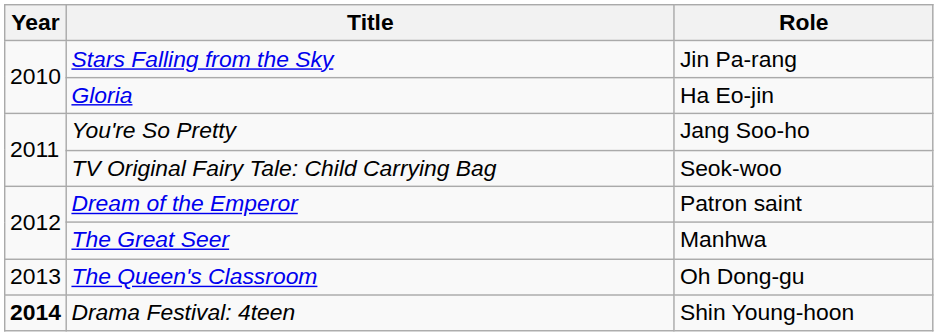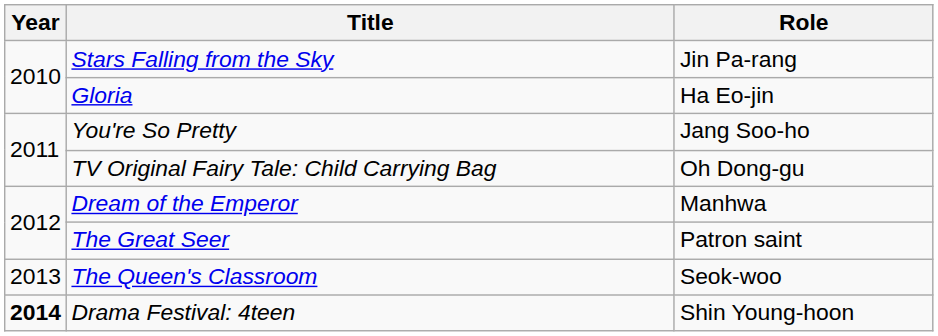(731, 167) Seok-woo -> (742, 167) Oh Dong-gu
(741, 204) Patron saint -> (723, 204) Manhwa
(723, 240) Manhwa -> (741, 240) Patron saint
(742, 276) Oh Dong-gu -> (731, 276) Seok-woo
